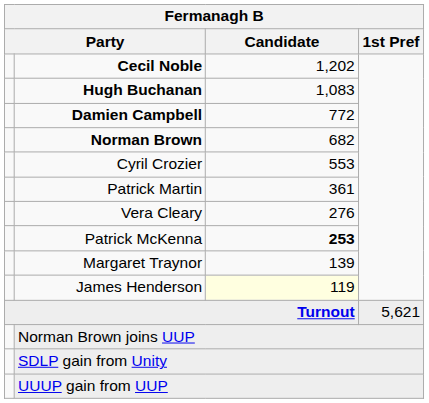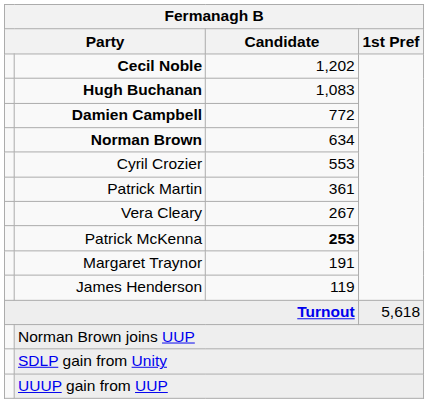(342, 139) 682 -> (342, 139) 634
(342, 213) 276 -> (342, 213) 267
(342, 262) 139 -> (342, 262) 191
(342, 287) lightyellow background -> (342, 287) no background
(401, 312) 5,621 -> (401, 312) 5,618
